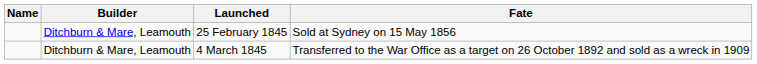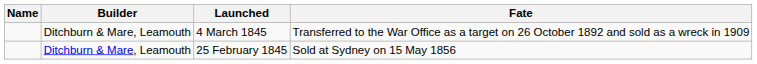rows swapped: (242, 31) <-> (232, 50)
